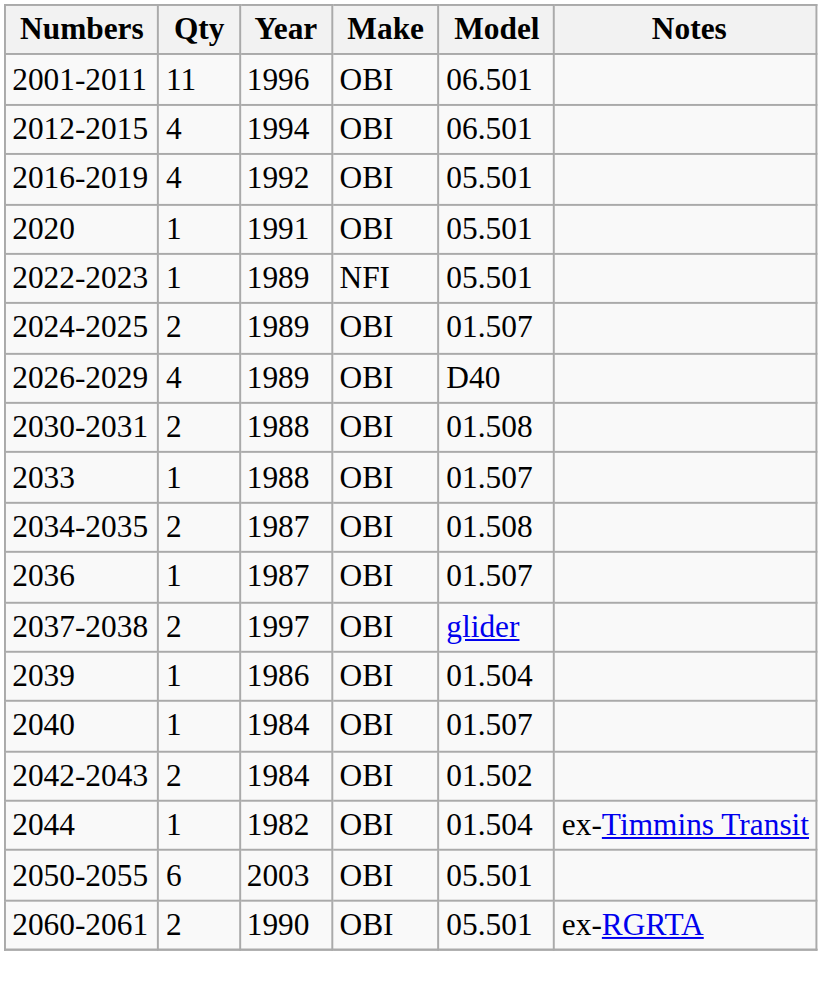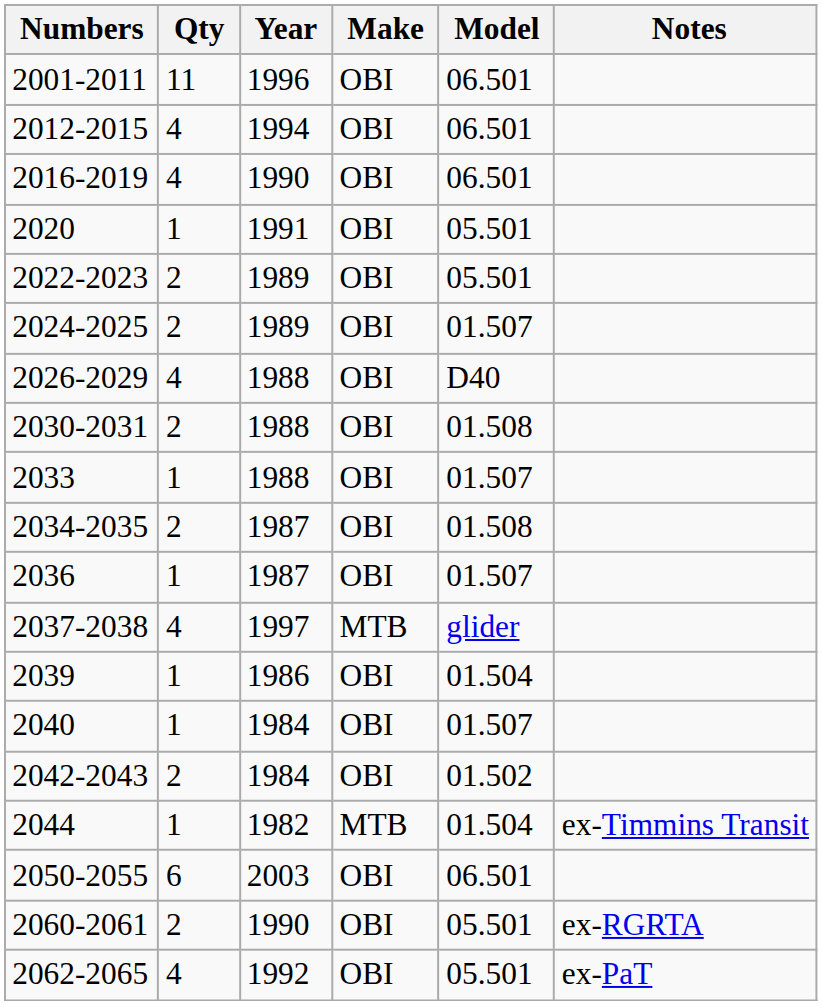(278, 178) 1992 -> (278, 178) 1990
(489, 178) 05.501 -> (489, 178) 06.501
(174, 278) 1 -> (174, 278) 2
(365, 278) NFI -> (367, 278) OBI
(278, 377) 1989 -> (278, 377) 1988
(174, 626) 2 -> (174, 626) 4
(367, 626) OBI -> (374, 626) MTB
(367, 825) OBI -> (374, 825) MTB
(489, 874) 05.501 -> (489, 874) 06.501
+ row: (80, 974)
